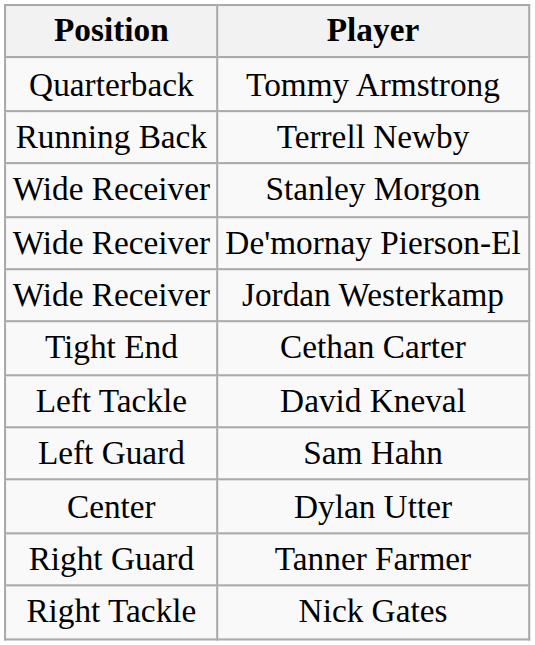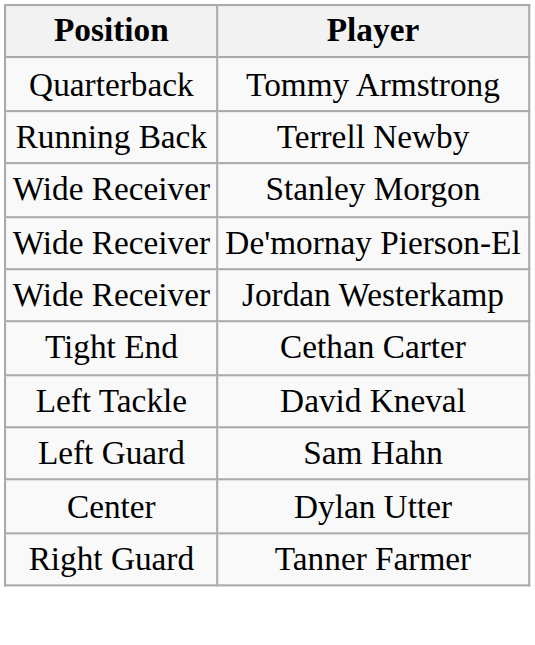- row: (373, 611)
